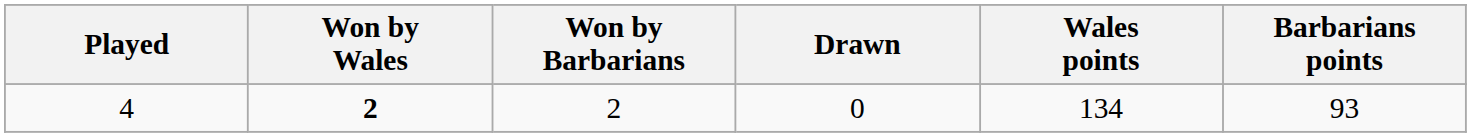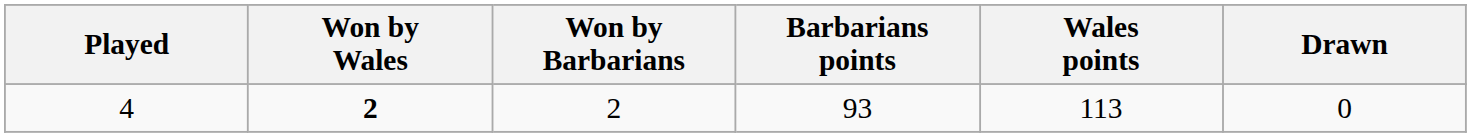columns swapped: (857, 44) <-> (1345, 44)
(1101, 107) 134 -> (1101, 107) 113
